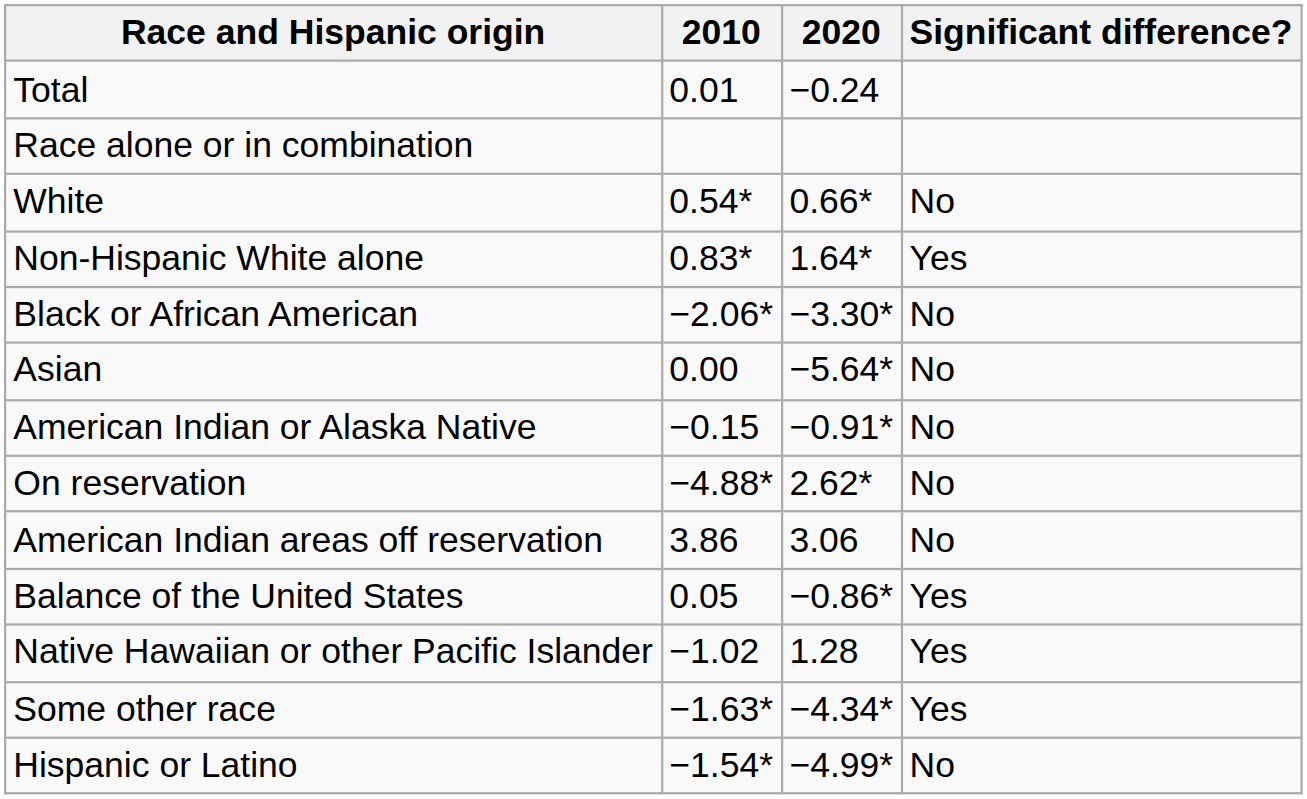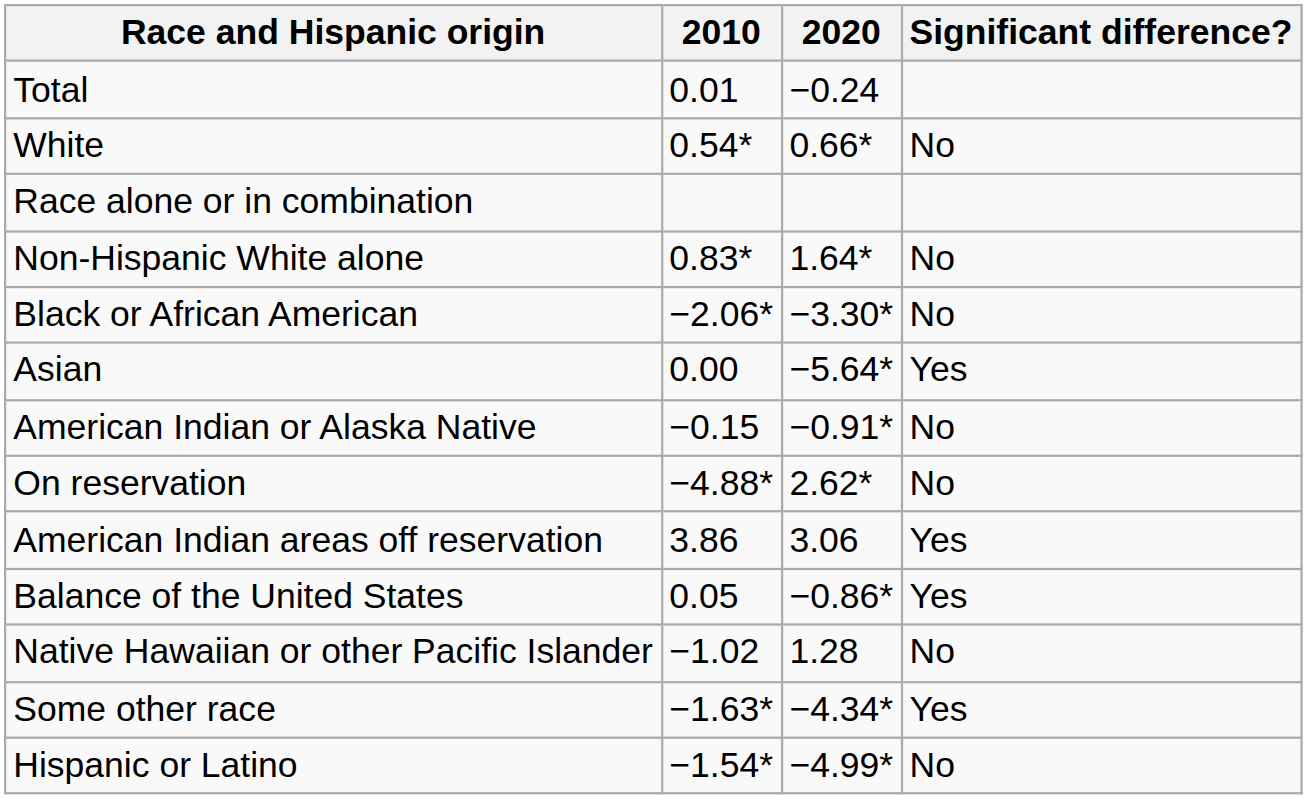rows swapped: (243, 145) <-> (59, 201)
(938, 257) Yes -> (932, 257) No
(932, 370) No -> (938, 370) Yes
(932, 539) No -> (938, 539) Yes
(938, 652) Yes -> (932, 652) No
